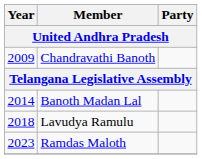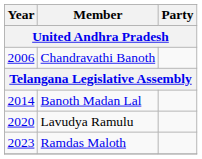(21, 57) 2009 -> (21, 57) 2006
(21, 121) 2018 -> (21, 121) 2020
